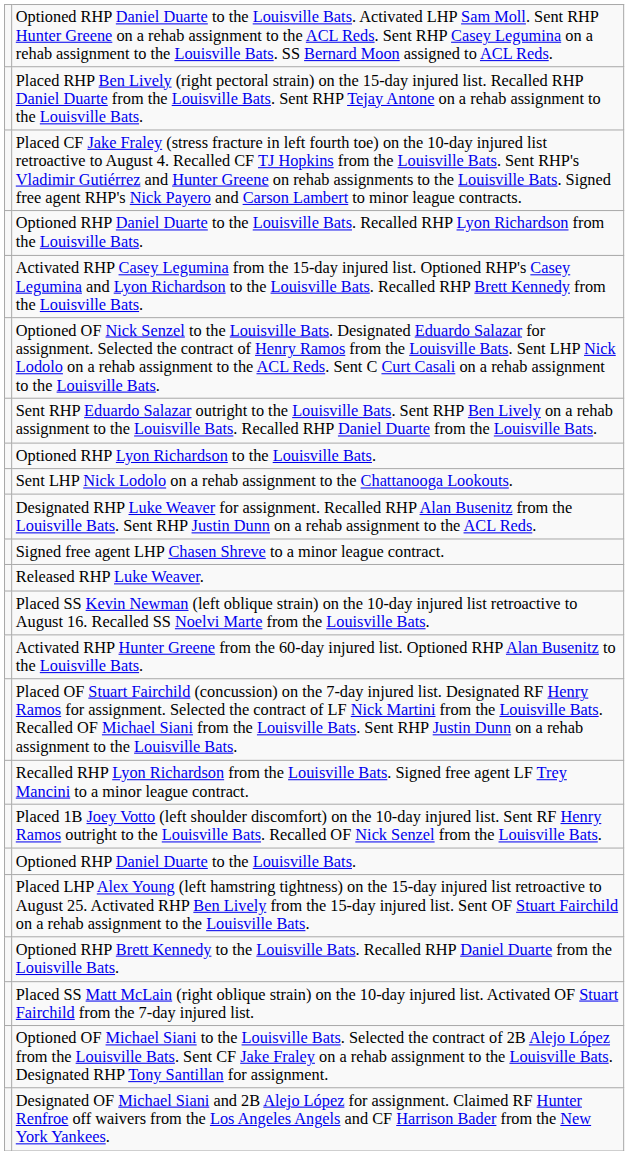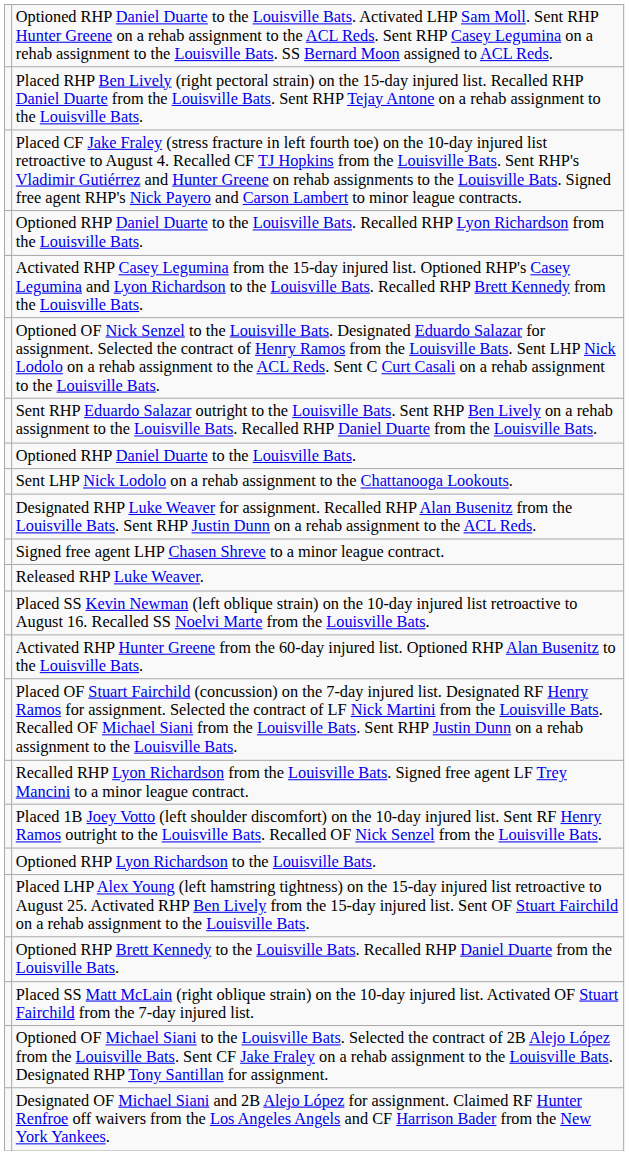rows swapped: (186, 861) <-> (196, 455)
